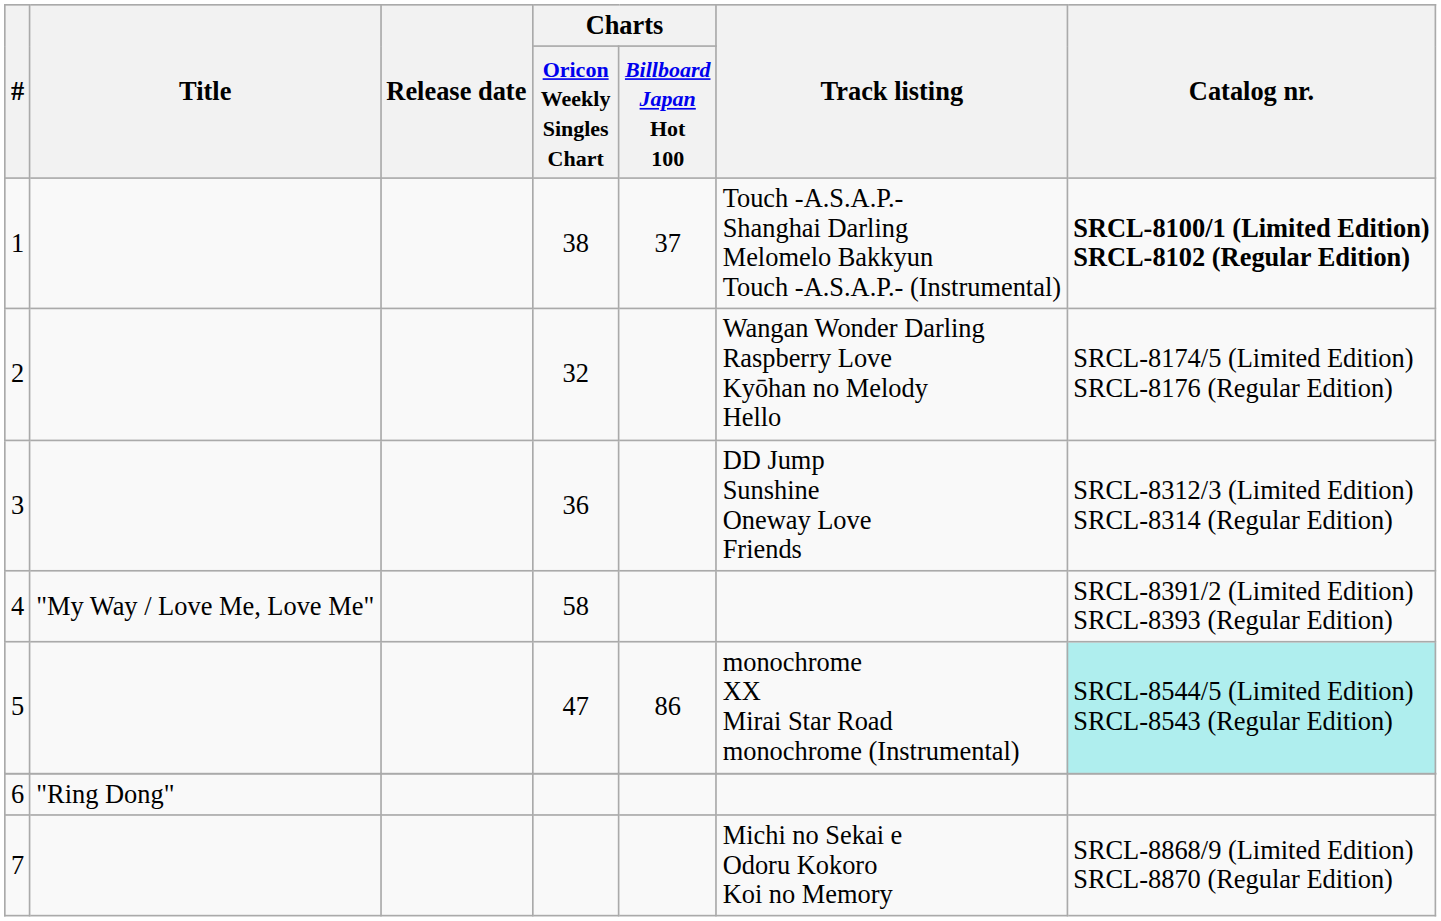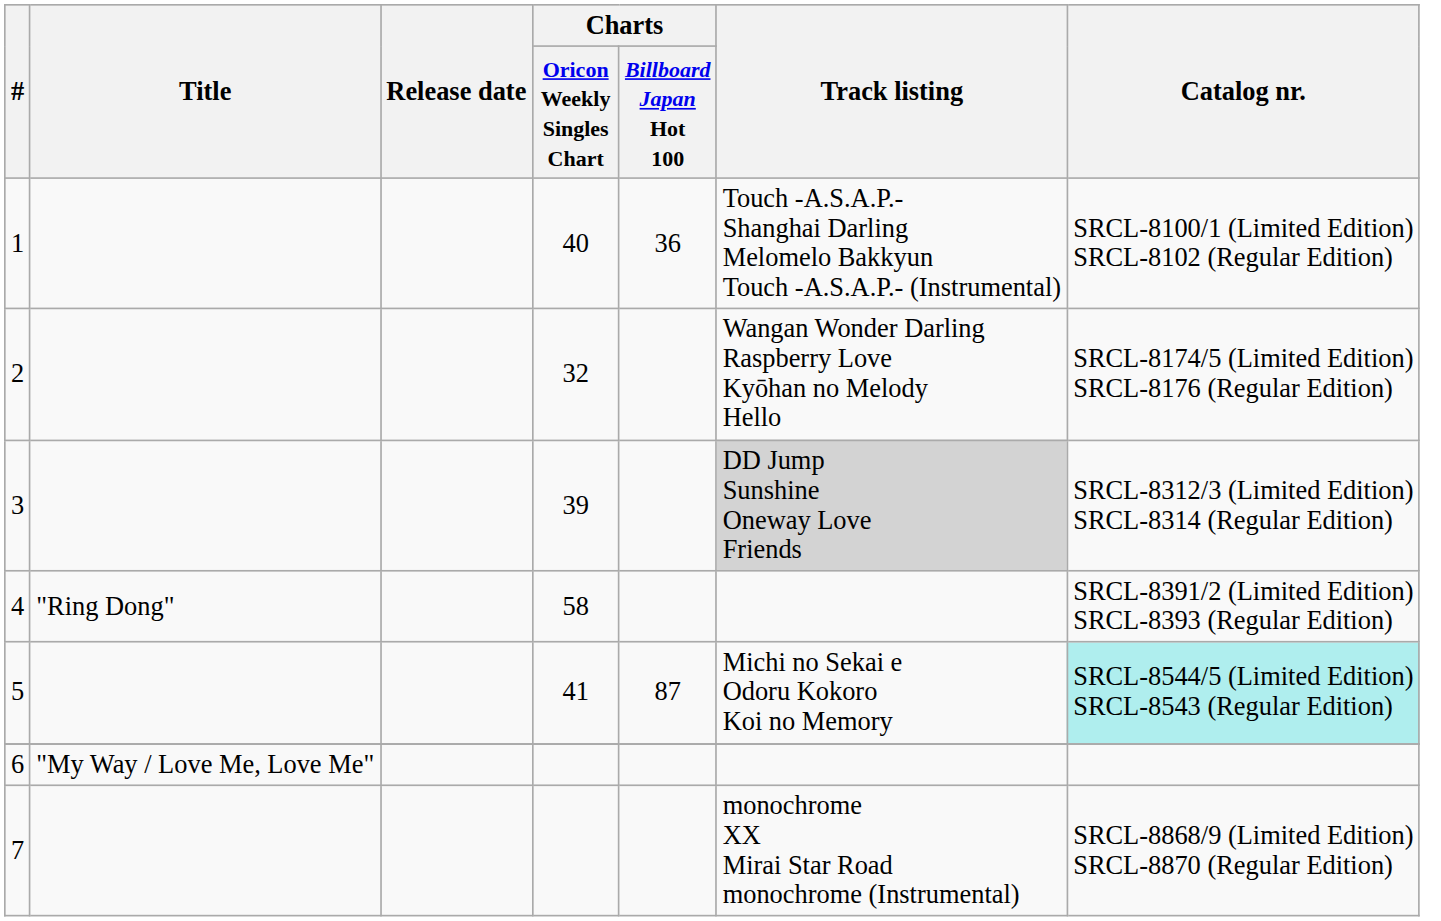(576, 242) 38 -> (576, 242) 40
(668, 242) 37 -> (668, 242) 36
(1251, 242) bold -> (1243, 242) normal
(576, 504) 36 -> (576, 504) 39
(797, 504) no background -> (797, 504) lightgrey background
(205, 606) "My Way / Love Me, Love Me" -> (105, 606) "Ring Dong"
(576, 707) 47 -> (576, 692) 41
(668, 707) 86 -> (668, 692) 87
(871, 707) monochrome XX Mirai Star Road monochrome (Instrumental) -> (812, 692) Michi no Sekai e Odoru Kokoro Koi no Memory
(105, 793) "Ring Dong" -> (205, 764) "My Way / Love Me, Love Me"
(812, 865) Michi no Sekai e Odoru Kokoro Koi no Memory -> (871, 850) monochrome XX Mirai Star Road monochrome (Instrumental)
